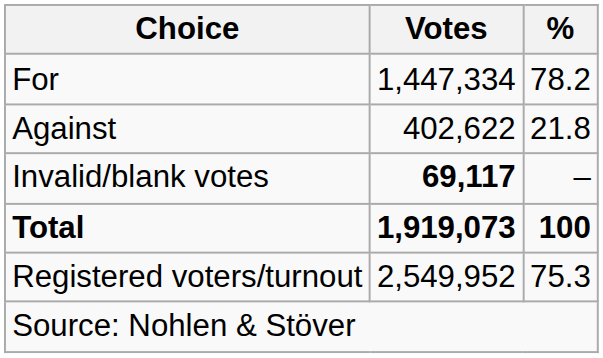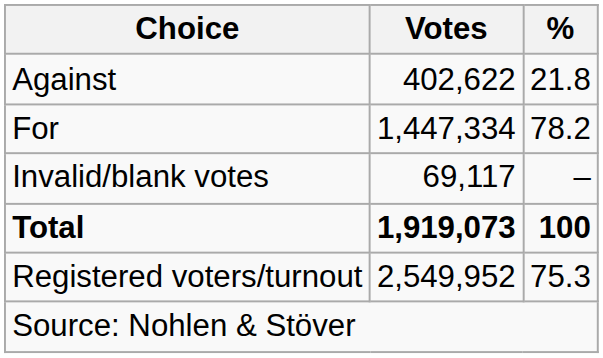rows swapped: (36, 78) <-> (64, 128)
(469, 177) bold -> (469, 177) normal
